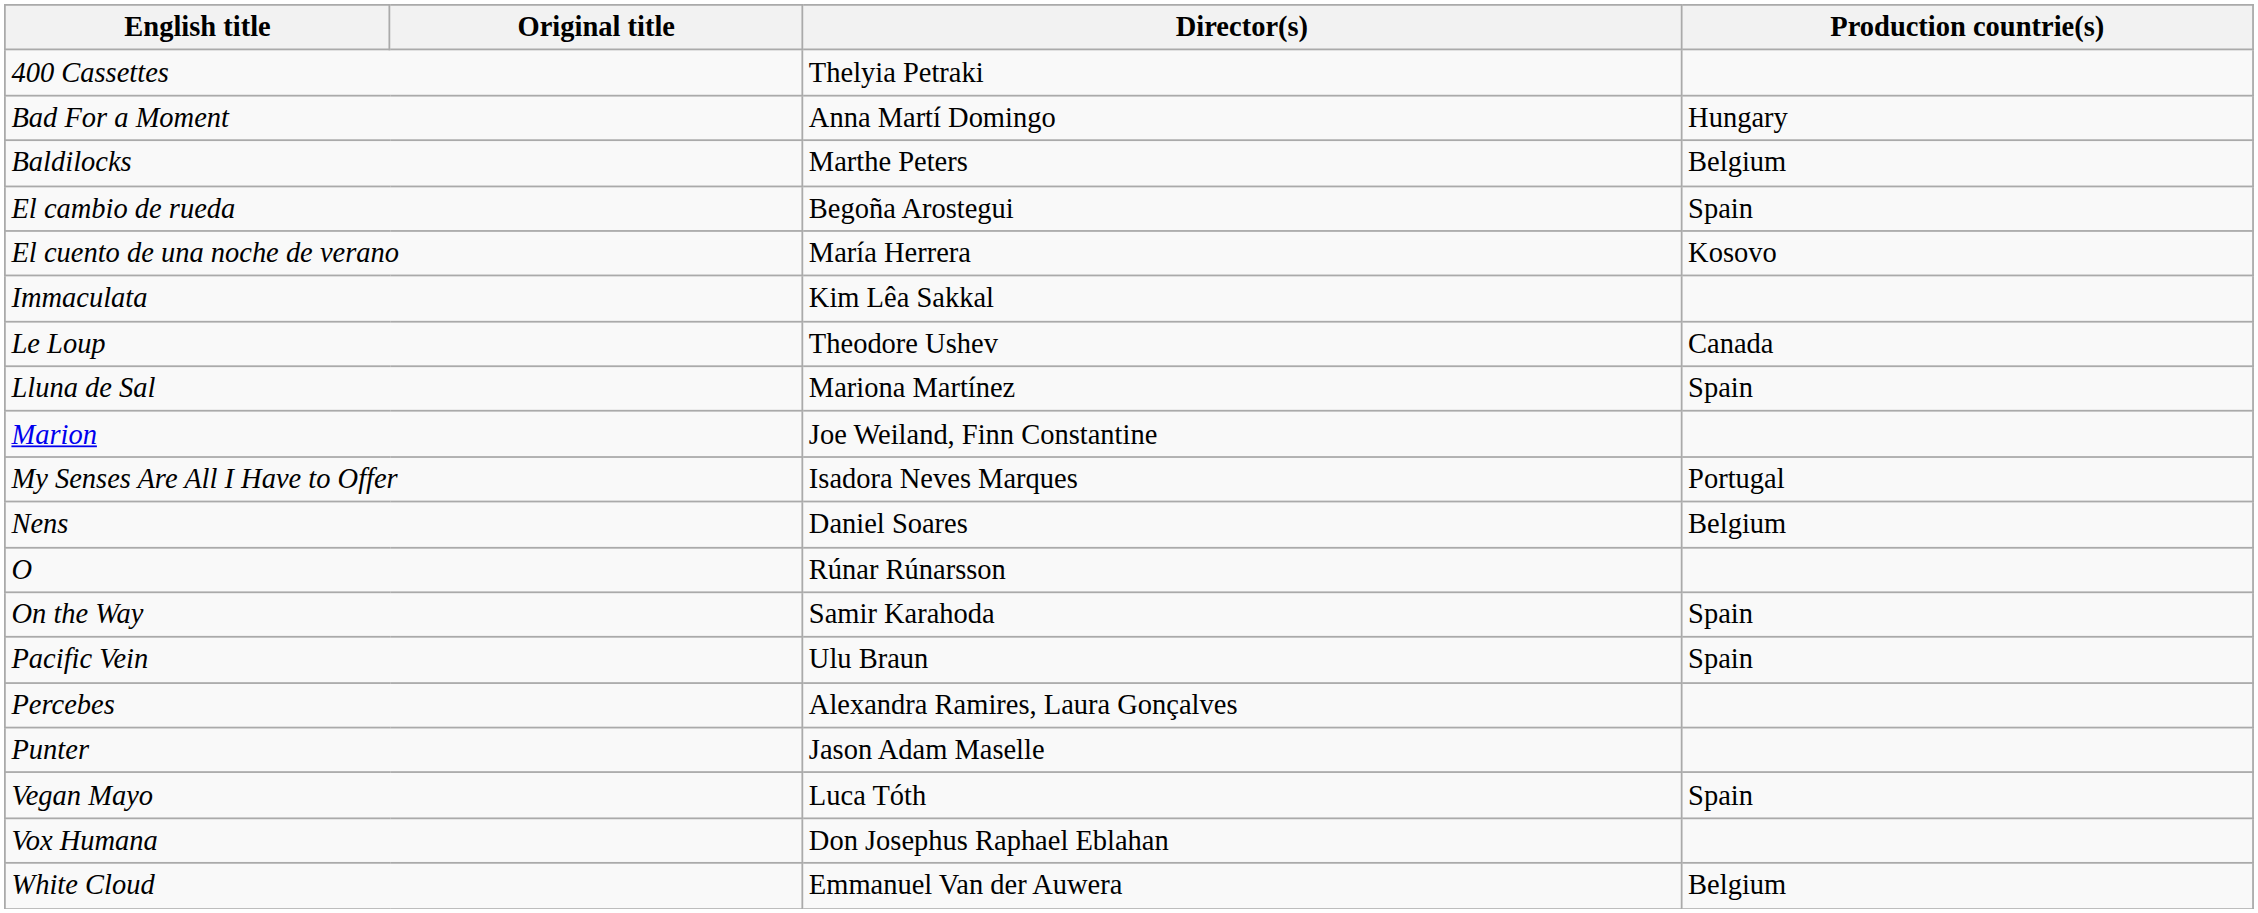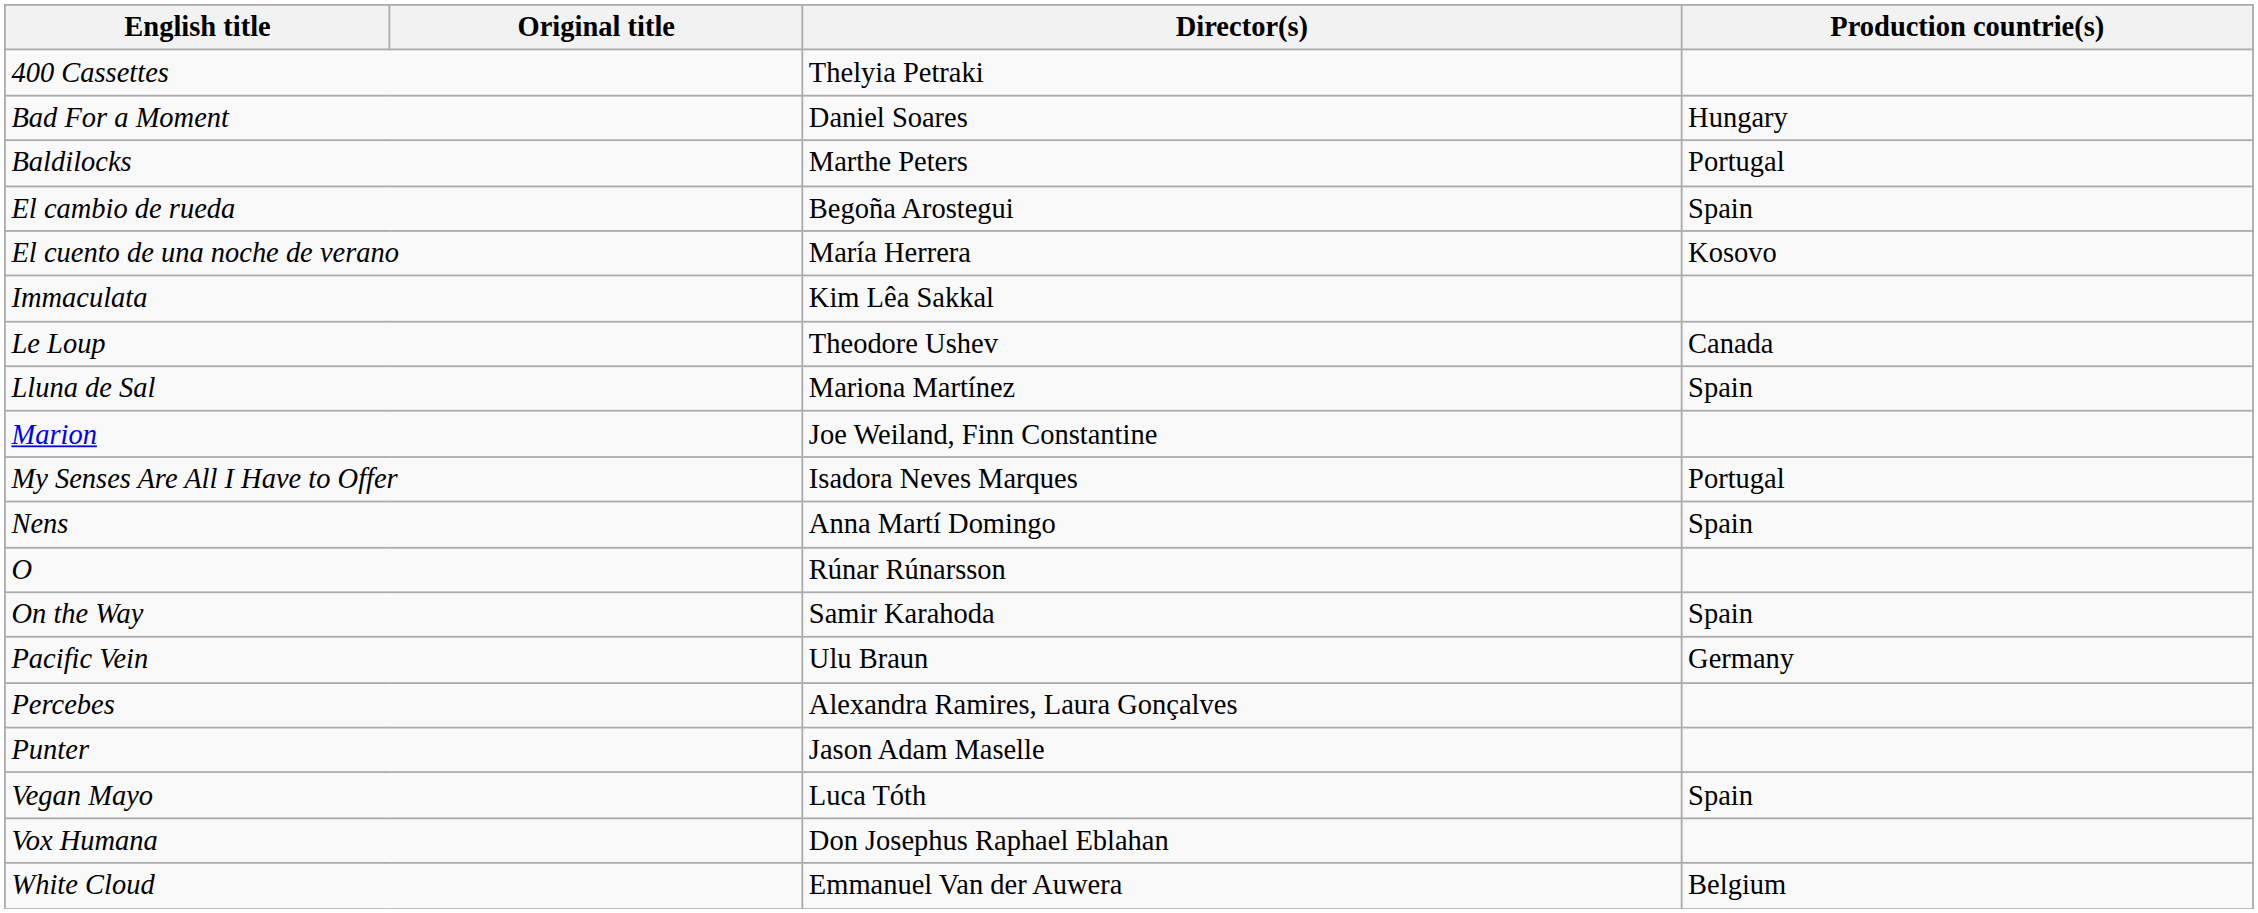(932, 117) Anna Martí Domingo -> (888, 117) Daniel Soares
(1737, 162) Belgium -> (1736, 162) Portugal
(888, 523) Daniel Soares -> (932, 523) Anna Martí Domingo
(1737, 523) Belgium -> (1721, 523) Spain
(1721, 659) Spain -> (1741, 659) Germany
